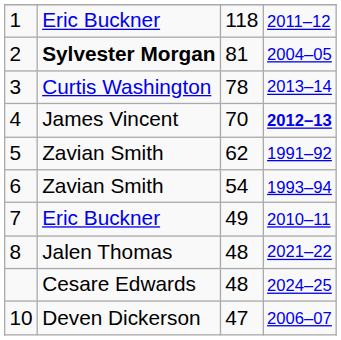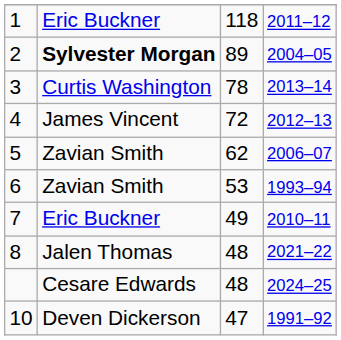(237, 53) 81 -> (237, 53) 89
(237, 119) 70 -> (237, 119) 72
(299, 120) bold -> (299, 120) normal
(299, 153) 1991–92 -> (299, 153) 2006–07
(237, 185) 54 -> (237, 185) 53
(299, 318) 2006–07 -> (299, 318) 1991–92
